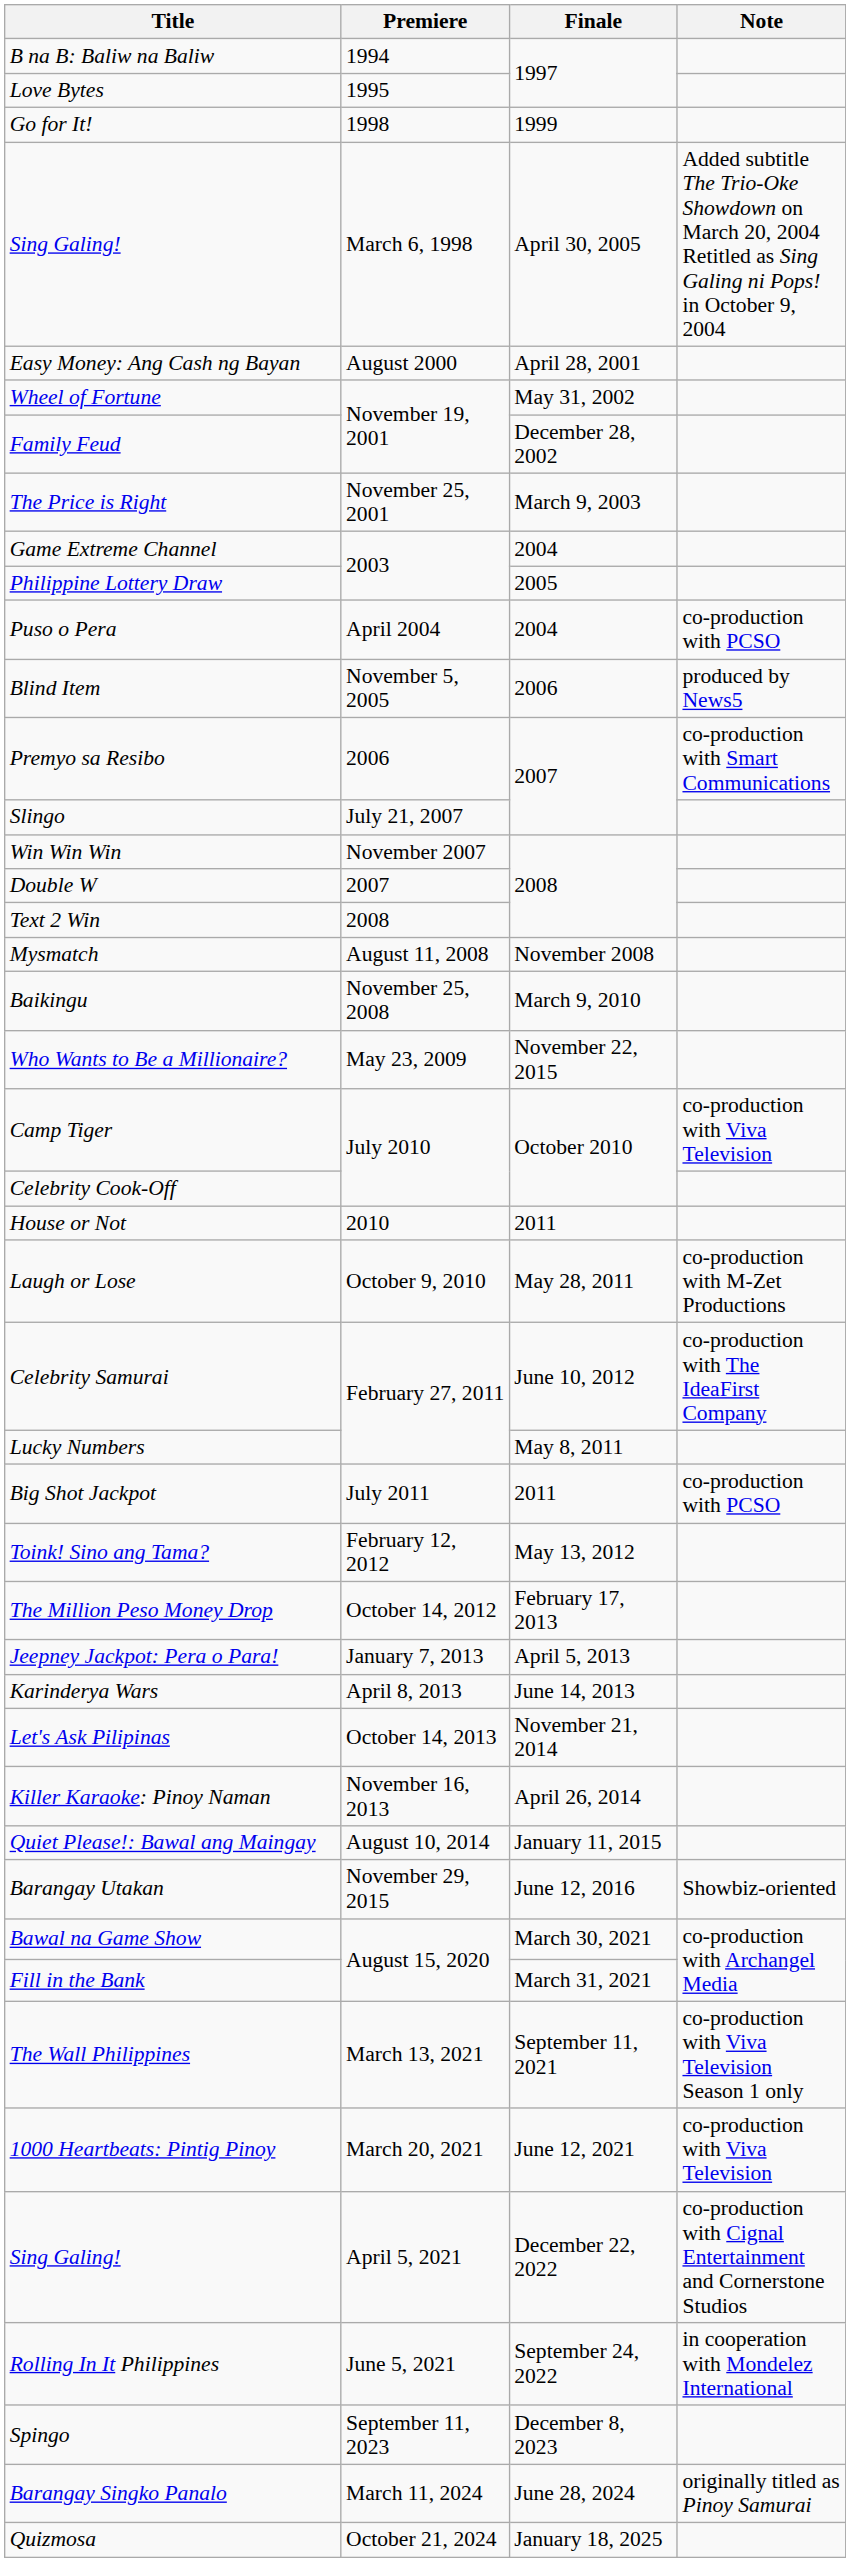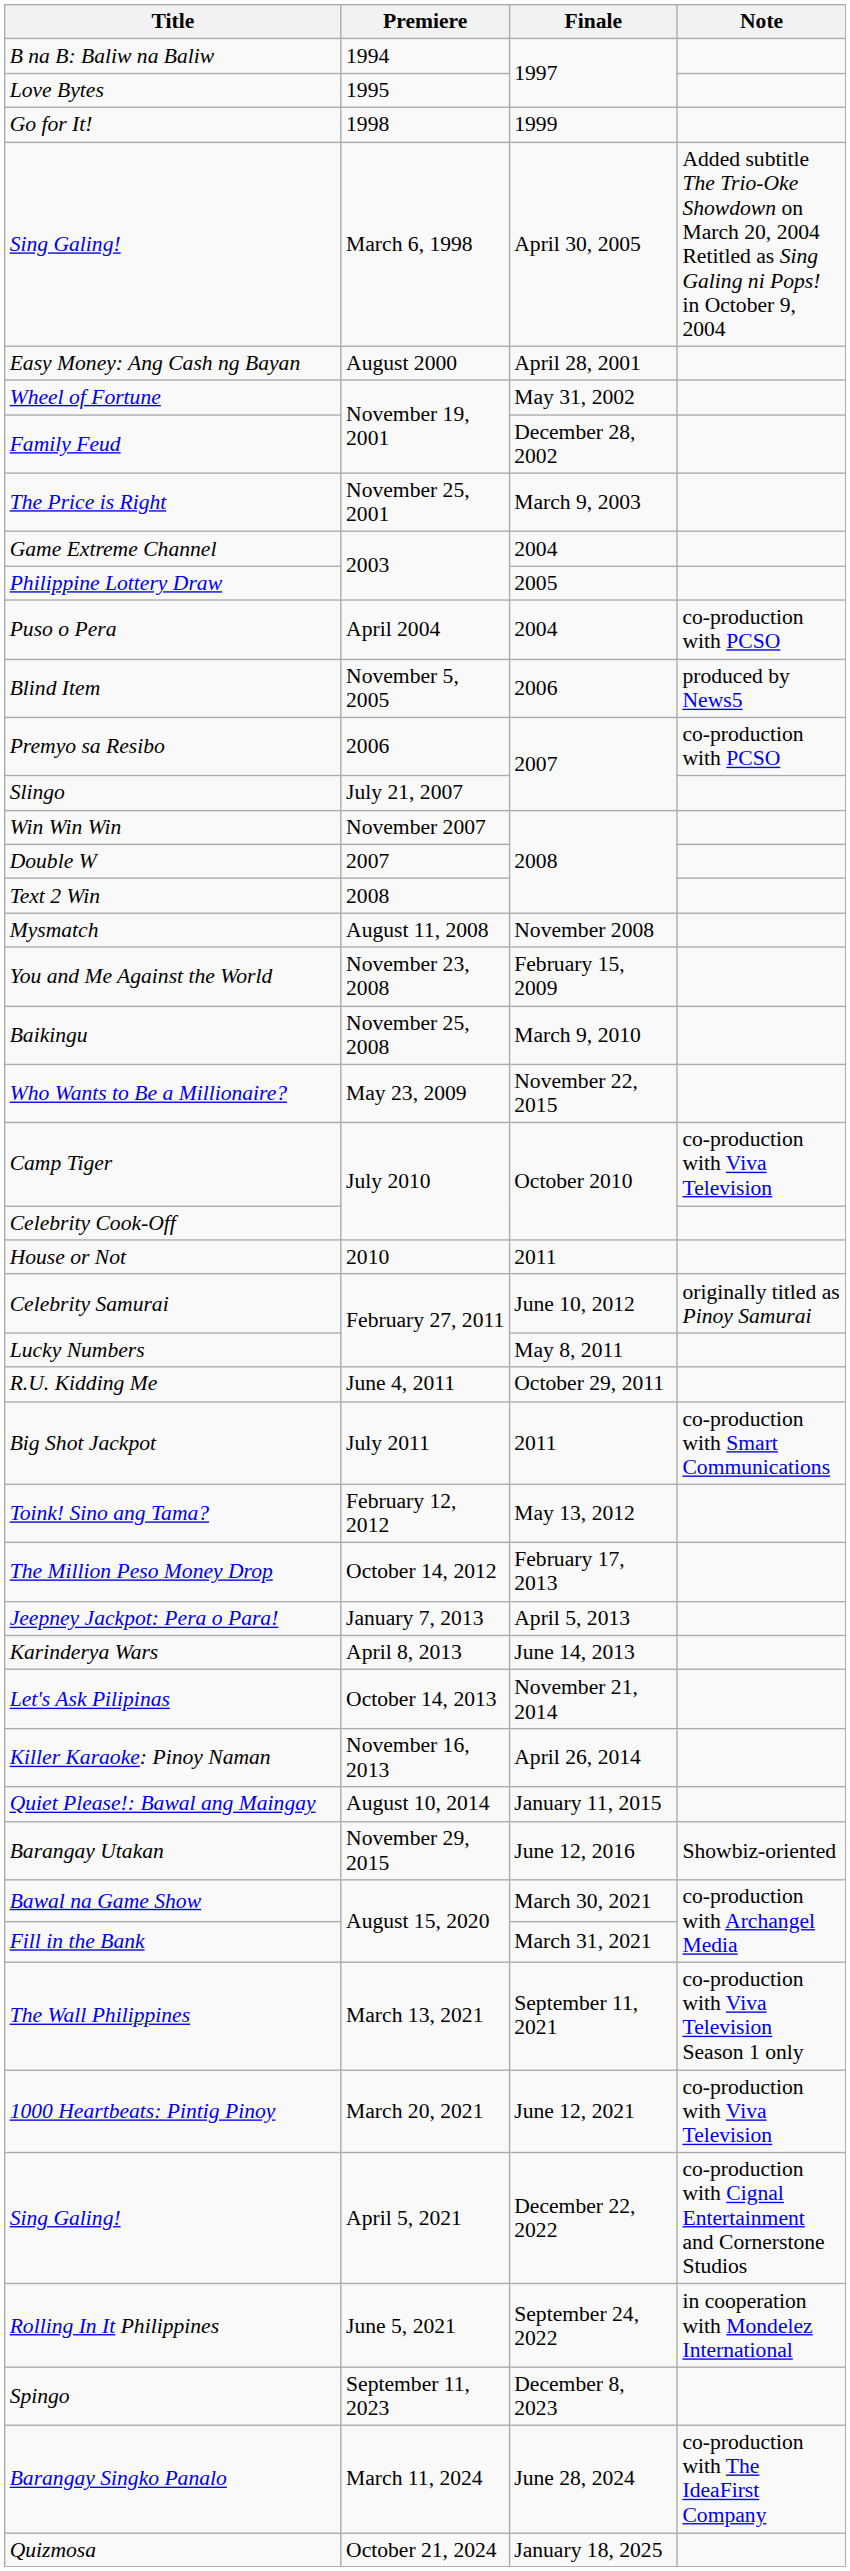(756, 758) co-production with Smart Communications -> (743, 746) co-production with PCSO
+ row: (141, 976)
- row: (73, 1281)
(743, 1376) co-production with The IdeaFirst Company -> (761, 1303) originally titled as Pinoy Samurai
+ row: (83, 1383)
(743, 1493) co-production with PCSO -> (756, 1442) co-production with Smart Communications
(761, 2493) originally titled as Pinoy Samurai -> (743, 2478) co-production with The IdeaFirst Company
